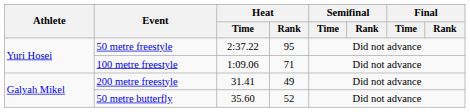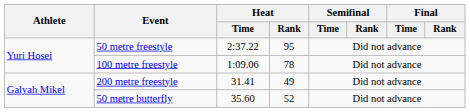(289, 64) 71 -> (289, 64) 78
